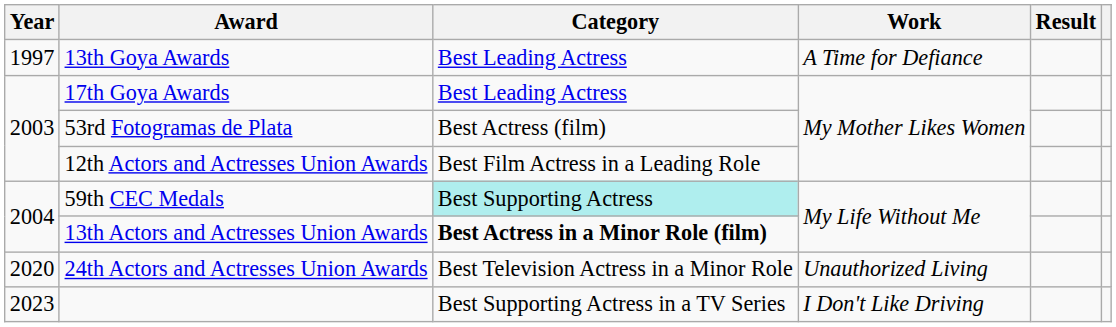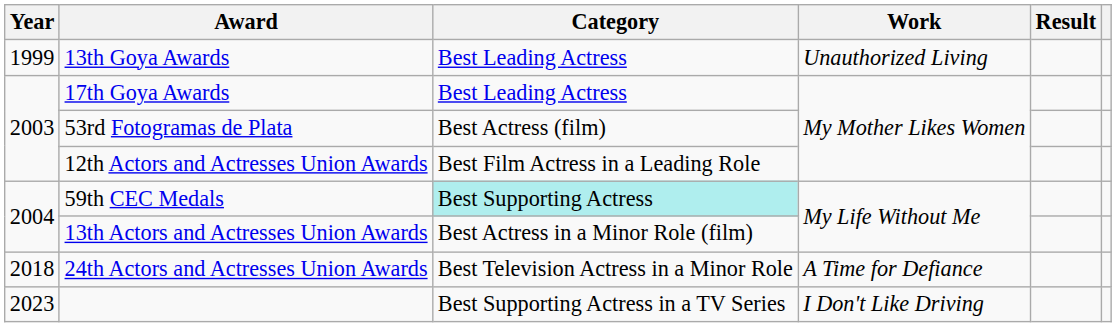(32, 57) 1997 -> (32, 57) 1999
(893, 57) A Time for Defiance -> (896, 57) Unauthorized Living
(602, 233) bold -> (595, 233) normal
(32, 269) 2020 -> (32, 269) 2018
(896, 269) Unauthorized Living -> (893, 269) A Time for Defiance
